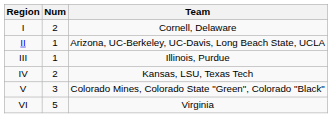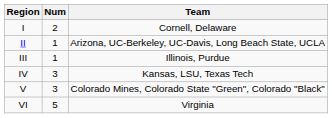(55, 74) 2 -> (55, 74) 3
